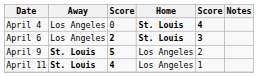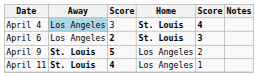(78, 25) no background -> (78, 25) lightblue background
(112, 25) 0 -> (112, 25) 3
